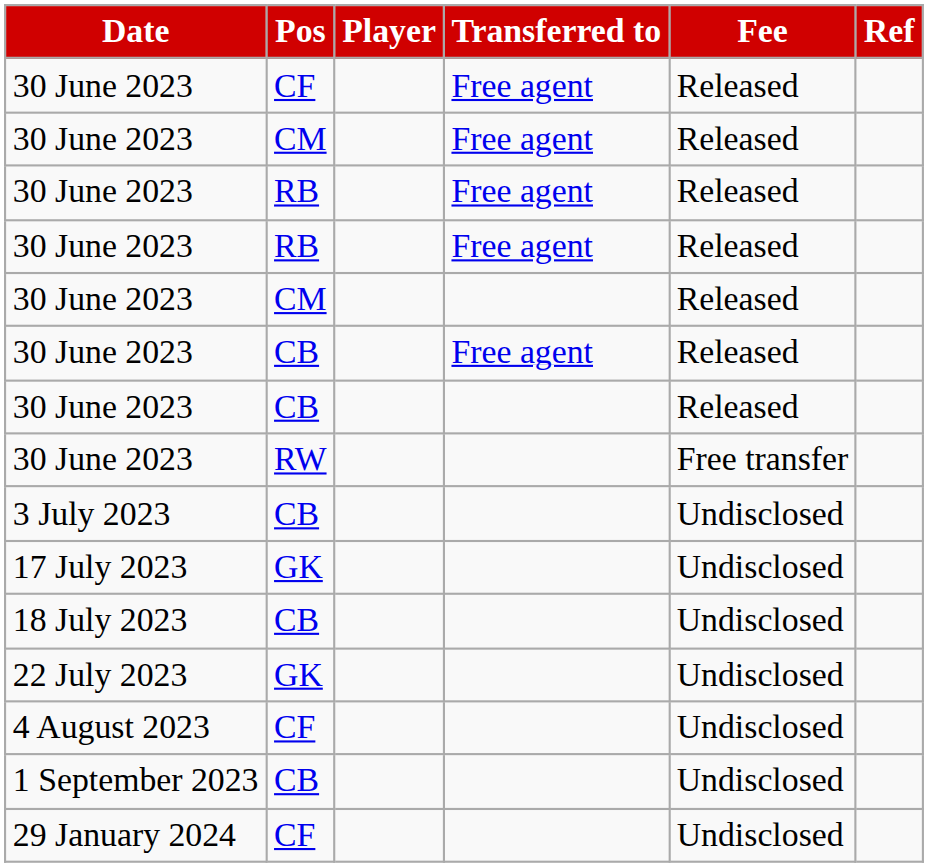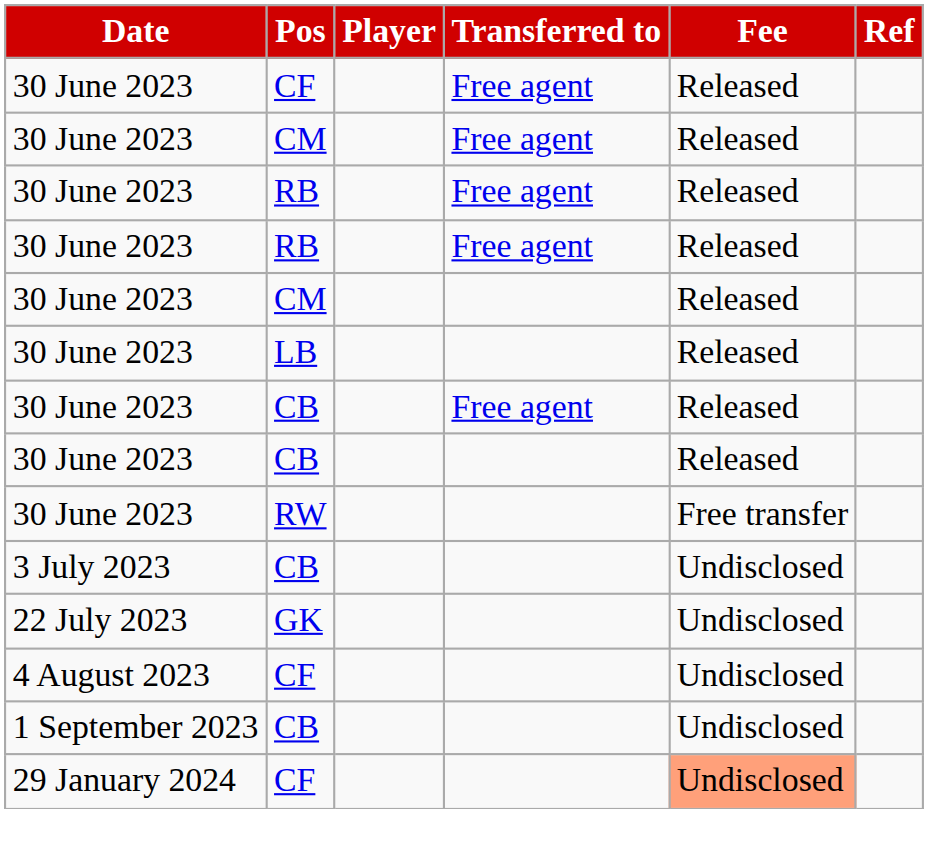+ row: (103, 352)
- row: (100, 566)
- row: (100, 620)
(760, 834) no background -> (760, 780) lightsalmon background
